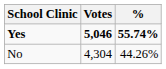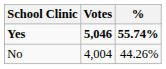(98, 53) 4,304 -> (98, 53) 4,004
